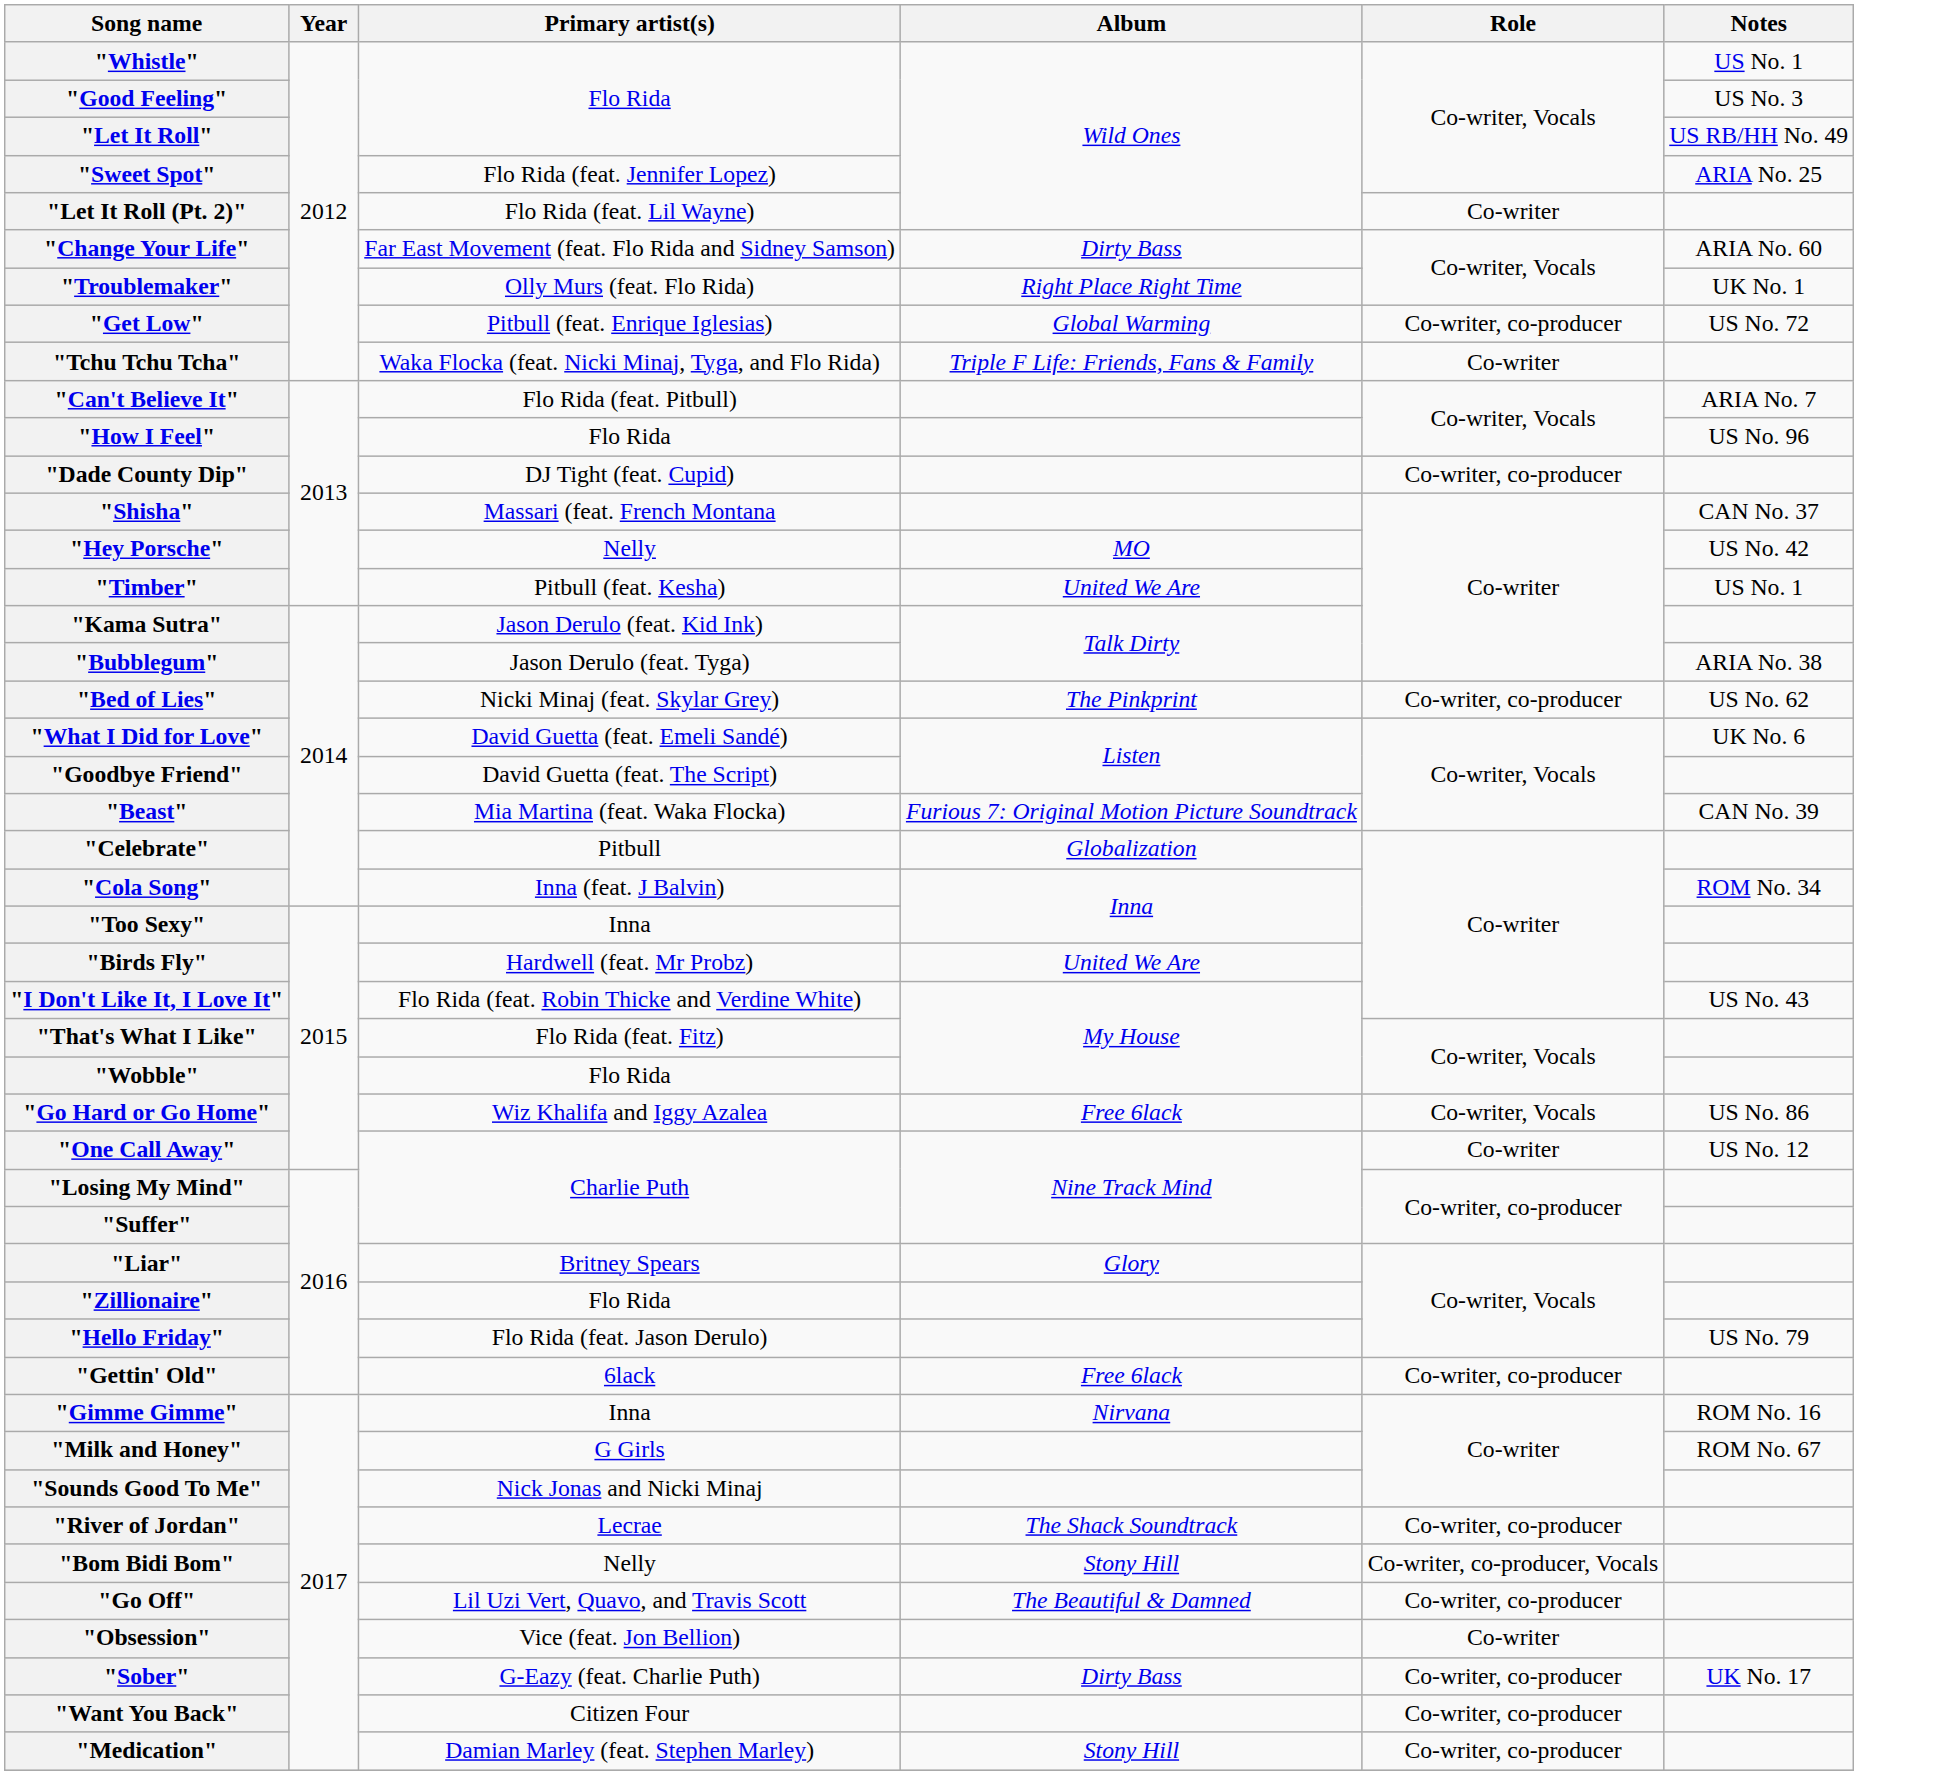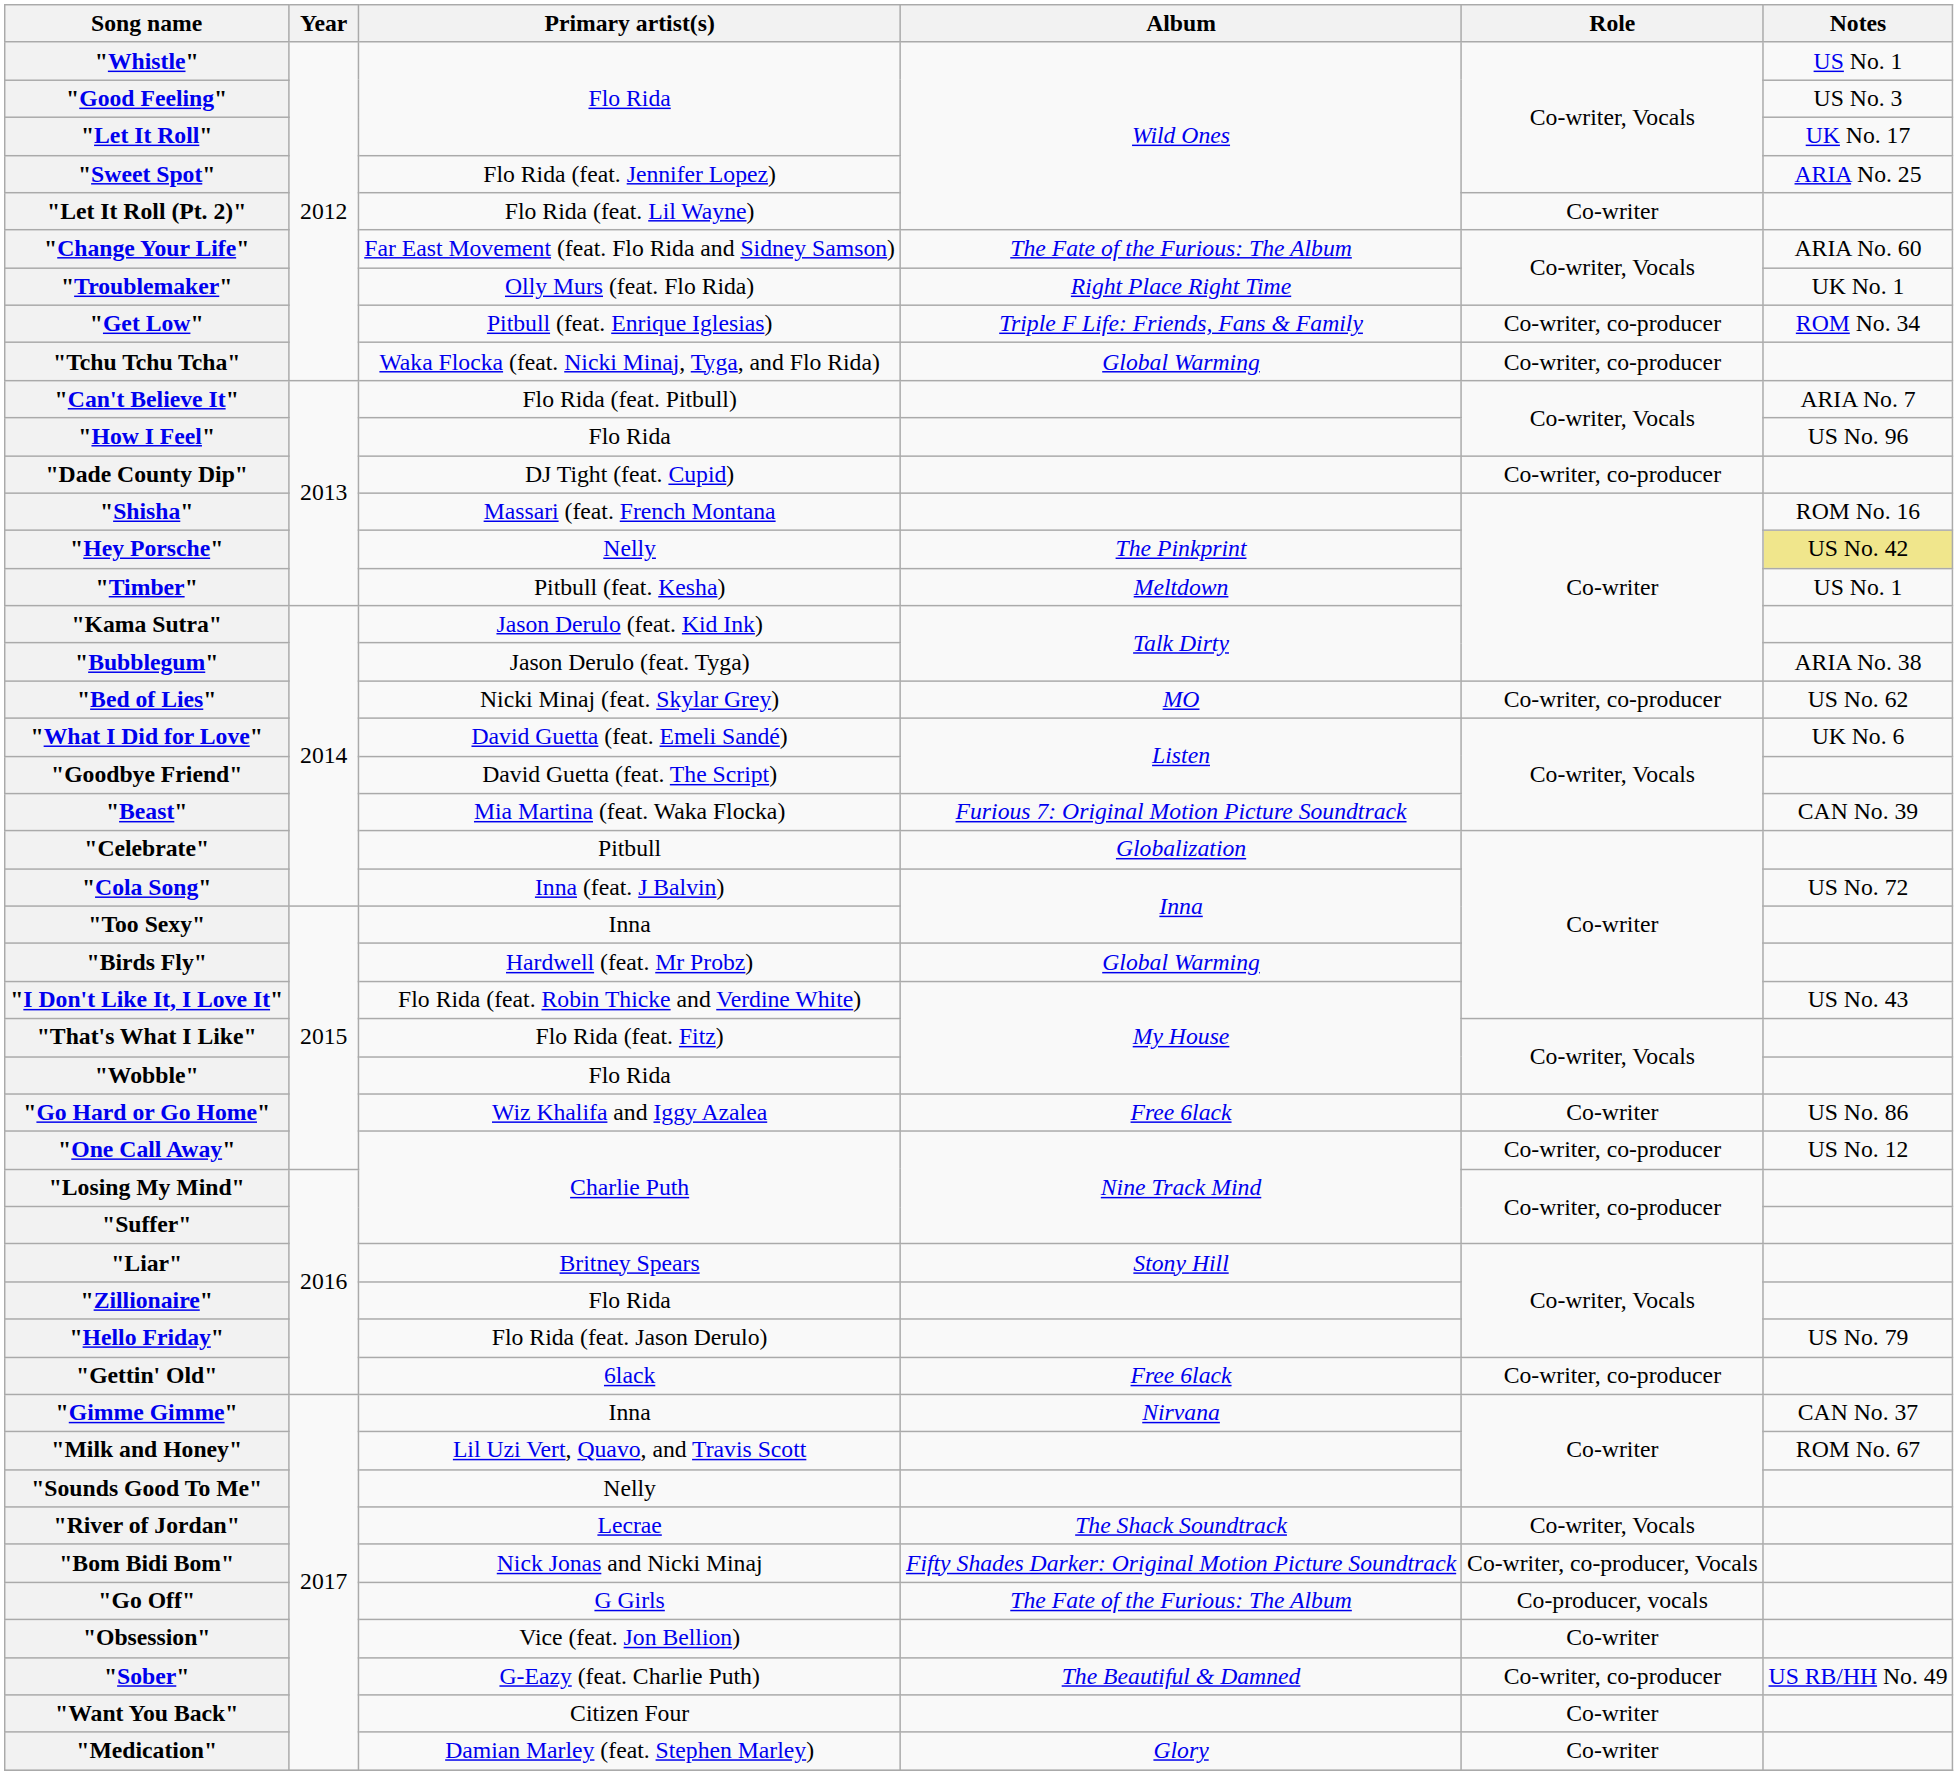(1759, 135) US RB/HH No. 49 -> (1858, 135) UK No. 17
(1131, 248) Dirty Bass -> (1181, 248) The Fate of the Furious: The Album
(1131, 323) Global Warming -> (1181, 323) Triple F Life: Friends, Fans & Family
(1759, 323) US No. 72 -> (1858, 323) ROM No. 34
(1131, 361) Triple F Life: Friends, Fans & Family -> (1181, 361) Global Warming
(1513, 361) Co-writer -> (1612, 361) Co-writer, co-producer
(1759, 511) CAN No. 37 -> (1858, 511) ROM No. 16
(1131, 549) MO -> (1181, 549) The Pinkprint
(1759, 549) no background -> (1858, 549) khaki background
(1131, 586) United We Are -> (1181, 586) Meltdown
(1131, 699) The Pinkprint -> (1181, 699) MO
(1759, 887) ROM No. 34 -> (1858, 887) US No. 72
(1131, 962) United We Are -> (1181, 962) Global Warming
(1513, 1112) Co-writer, Vocals -> (1612, 1112) Co-writer
(1513, 1149) Co-writer -> (1612, 1149) Co-writer, co-producer
(1131, 1262) Glory -> (1181, 1262) Stony Hill
(1759, 1412) ROM No. 16 -> (1858, 1412) CAN No. 37
(630, 1450) G Girls -> (630, 1450) Lil Uzi Vert, Quavo, and Travis Scott
(630, 1487) Nick Jonas and Nicki Minaj -> (630, 1487) Nelly
(1513, 1525) Co-writer, co-producer -> (1612, 1525) Co-writer, Vocals
(630, 1563) Nelly -> (630, 1563) Nick Jonas and Nicki Minaj
(1131, 1563) Stony Hill -> (1181, 1563) Fifty Shades Darker: Original Motion Picture Soundtrack
(630, 1600) Lil Uzi Vert, Quavo, and Travis Scott -> (630, 1600) G Girls
(1131, 1600) The Beautiful & Damned -> (1181, 1600) The Fate of the Furious: The Album
(1513, 1600) Co-writer, co-producer -> (1612, 1600) Co-producer, vocals
(1131, 1675) Dirty Bass -> (1181, 1675) The Beautiful & Damned
(1759, 1675) UK No. 17 -> (1858, 1675) US RB/HH No. 49
(1513, 1713) Co-writer, co-producer -> (1612, 1713) Co-writer
(1131, 1750) Stony Hill -> (1181, 1750) Glory
(1513, 1750) Co-writer, co-producer -> (1612, 1750) Co-writer
